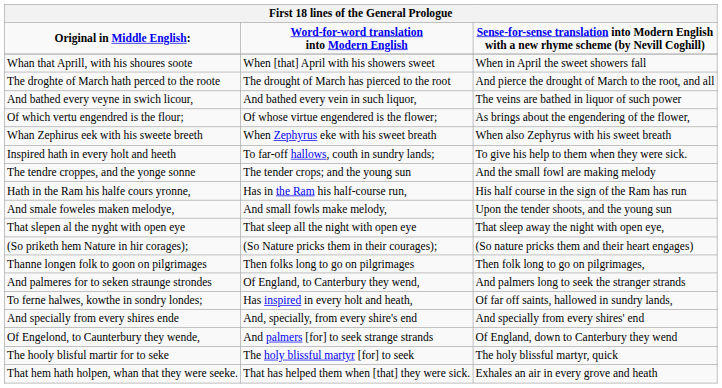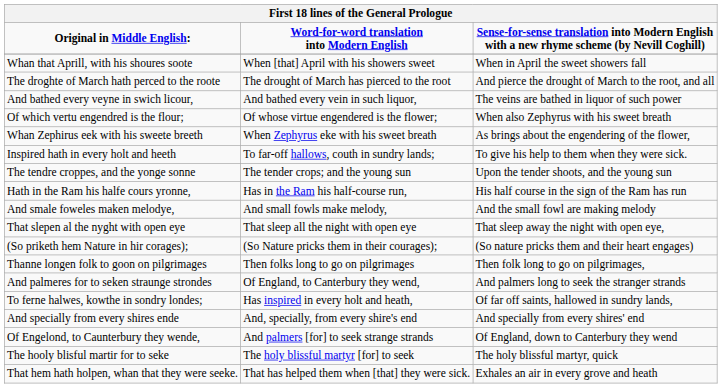(583, 117) As brings about the engendering of the flower, -> (573, 117) When also Zephyrus with his sweet breath
(573, 136) When also Zephyrus with his sweet breath -> (583, 136) As brings about the engendering of the flower,
(566, 172) And the small fowl are making melody -> (574, 172) Upon the tender shoots, and the young sun
(574, 209) Upon the tender shoots, and the young sun -> (566, 209) And the small fowl are making melody
